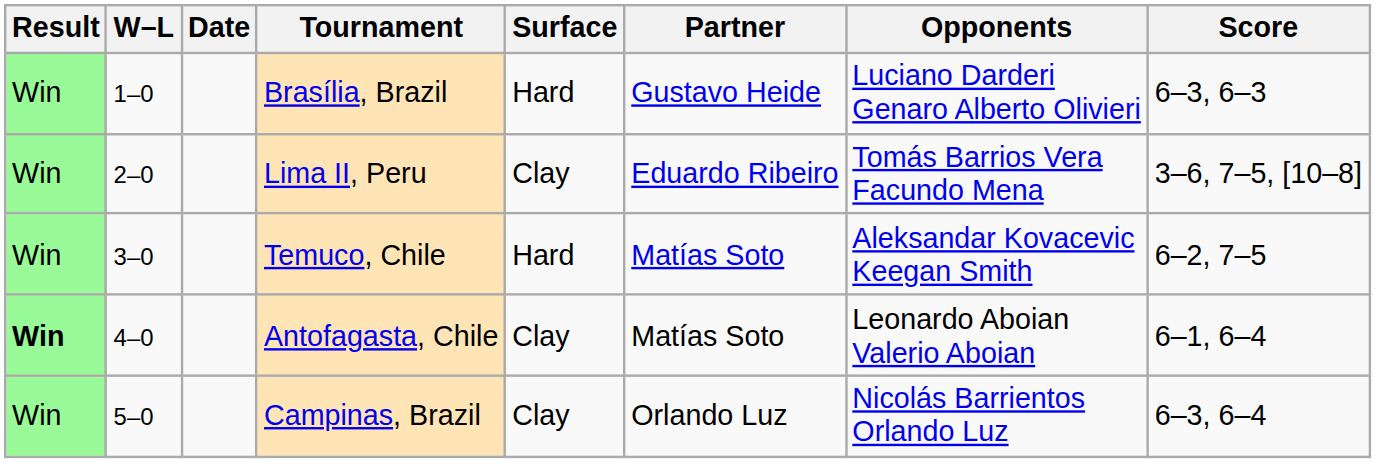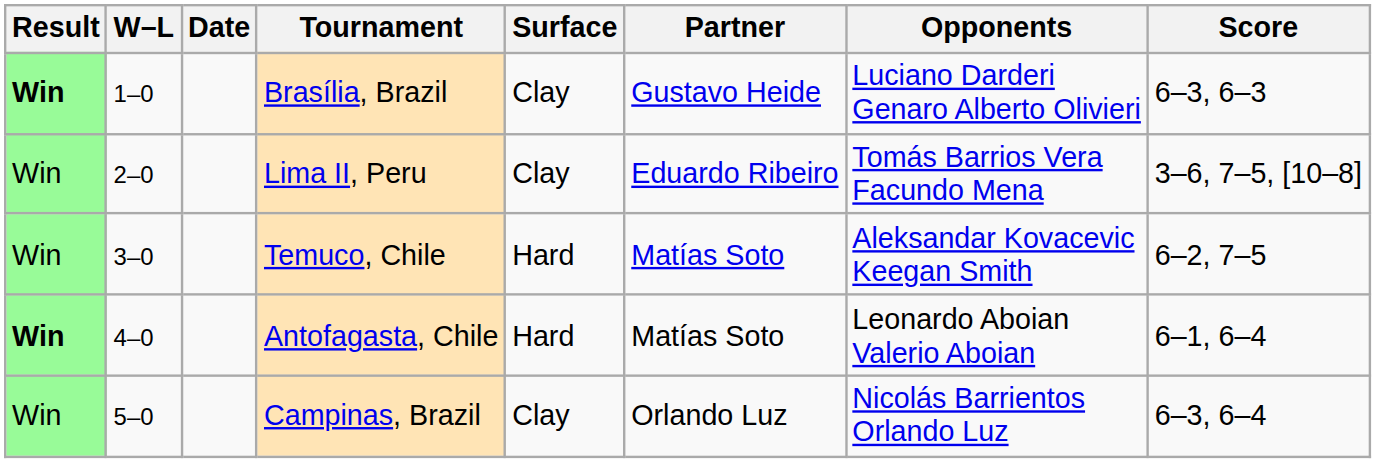(37, 93) normal -> (38, 93) bold
(543, 93) Hard -> (541, 93) Clay
(541, 335) Clay -> (543, 335) Hard
